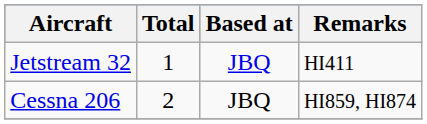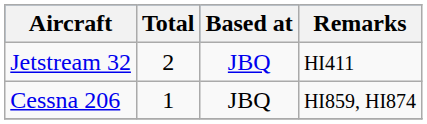(168, 61) 1 -> (168, 61) 2
(168, 99) 2 -> (168, 99) 1
